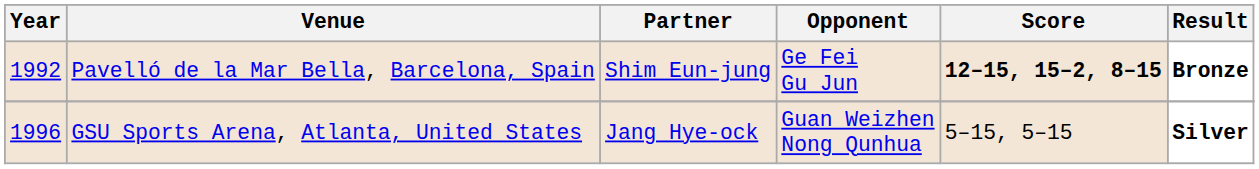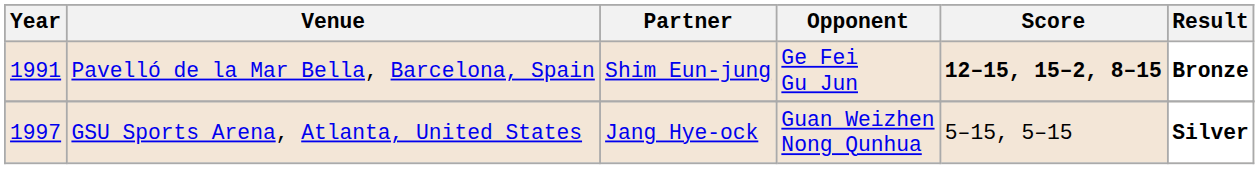(36, 71) 1992 -> (36, 71) 1991
(36, 132) 1996 -> (36, 132) 1997
